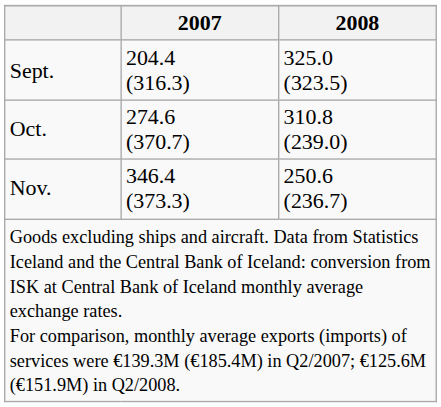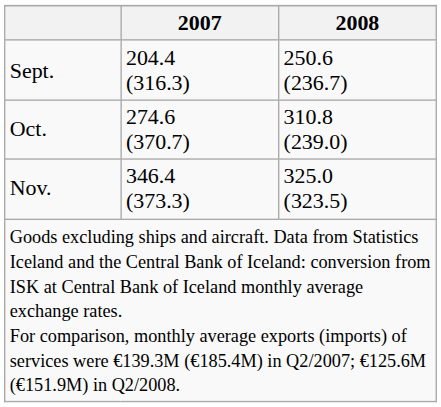(316, 69) 325.0 (323.5) -> (316, 69) 250.6 (236.7)
(316, 188) 250.6 (236.7) -> (316, 188) 325.0 (323.5)
